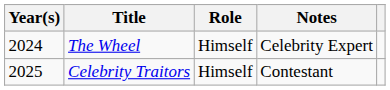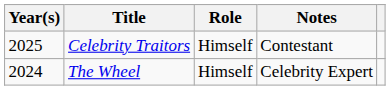rows swapped: (104, 44) <-> (129, 71)
